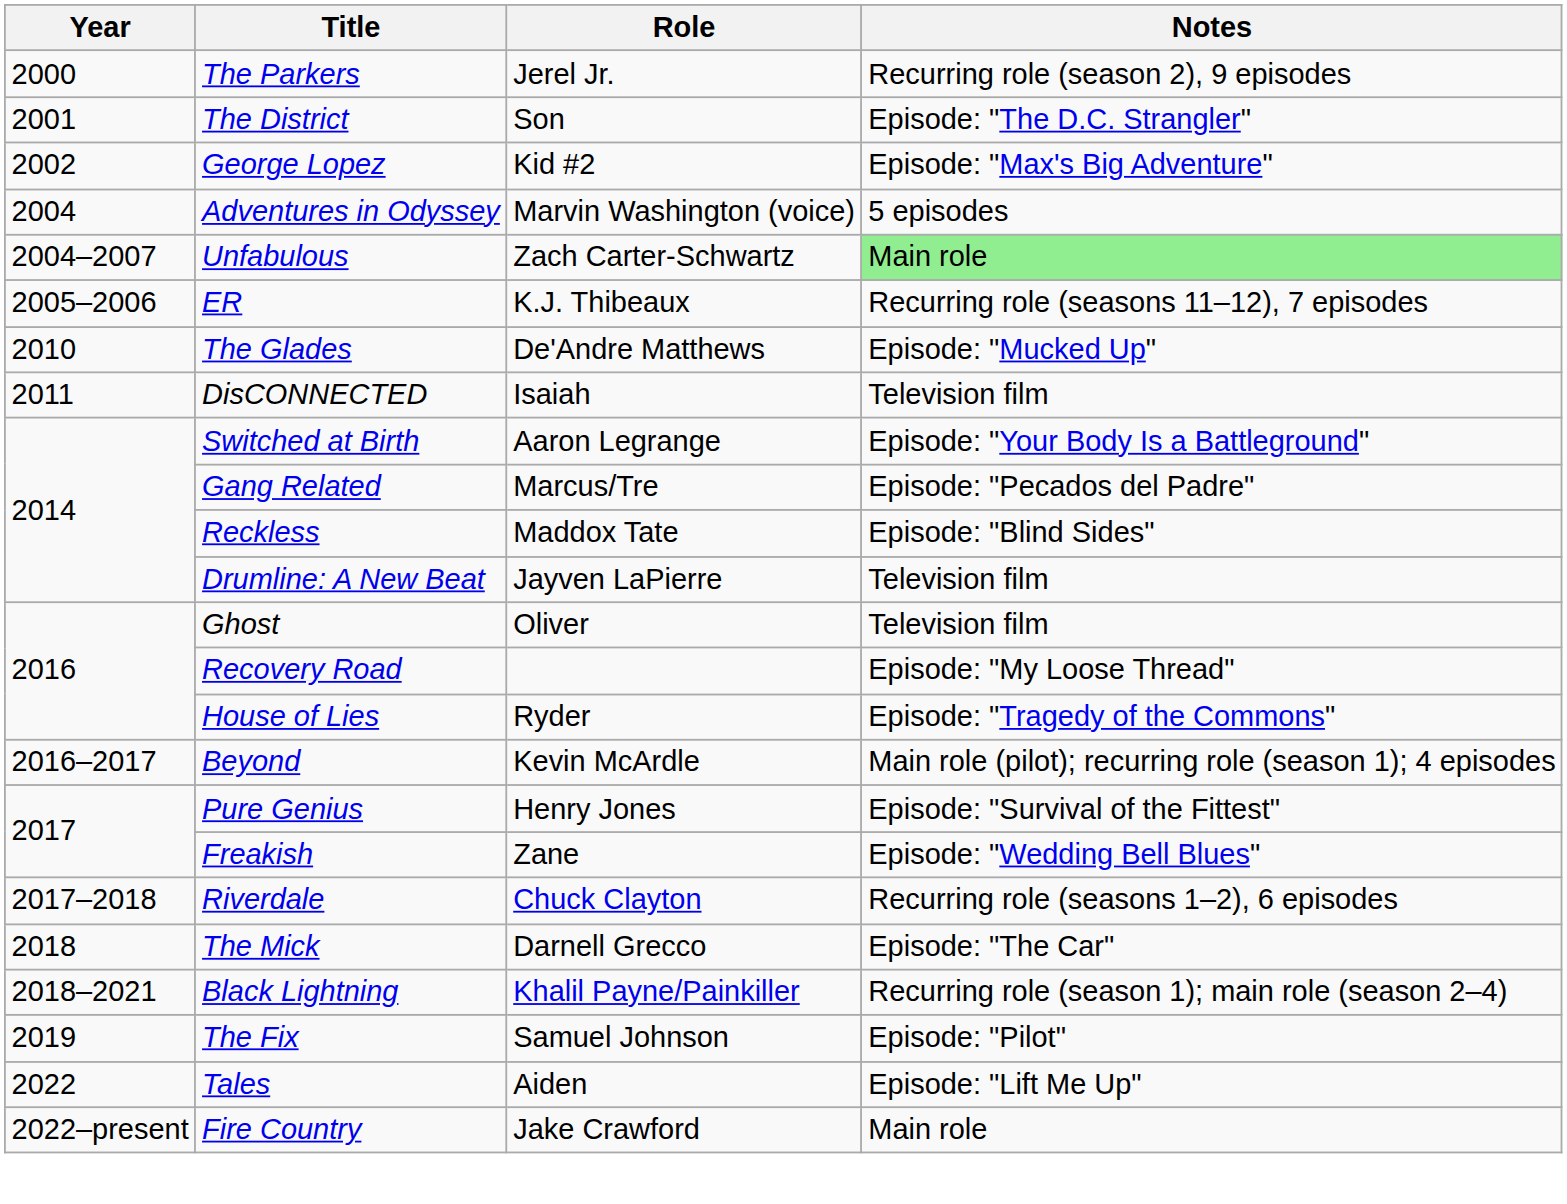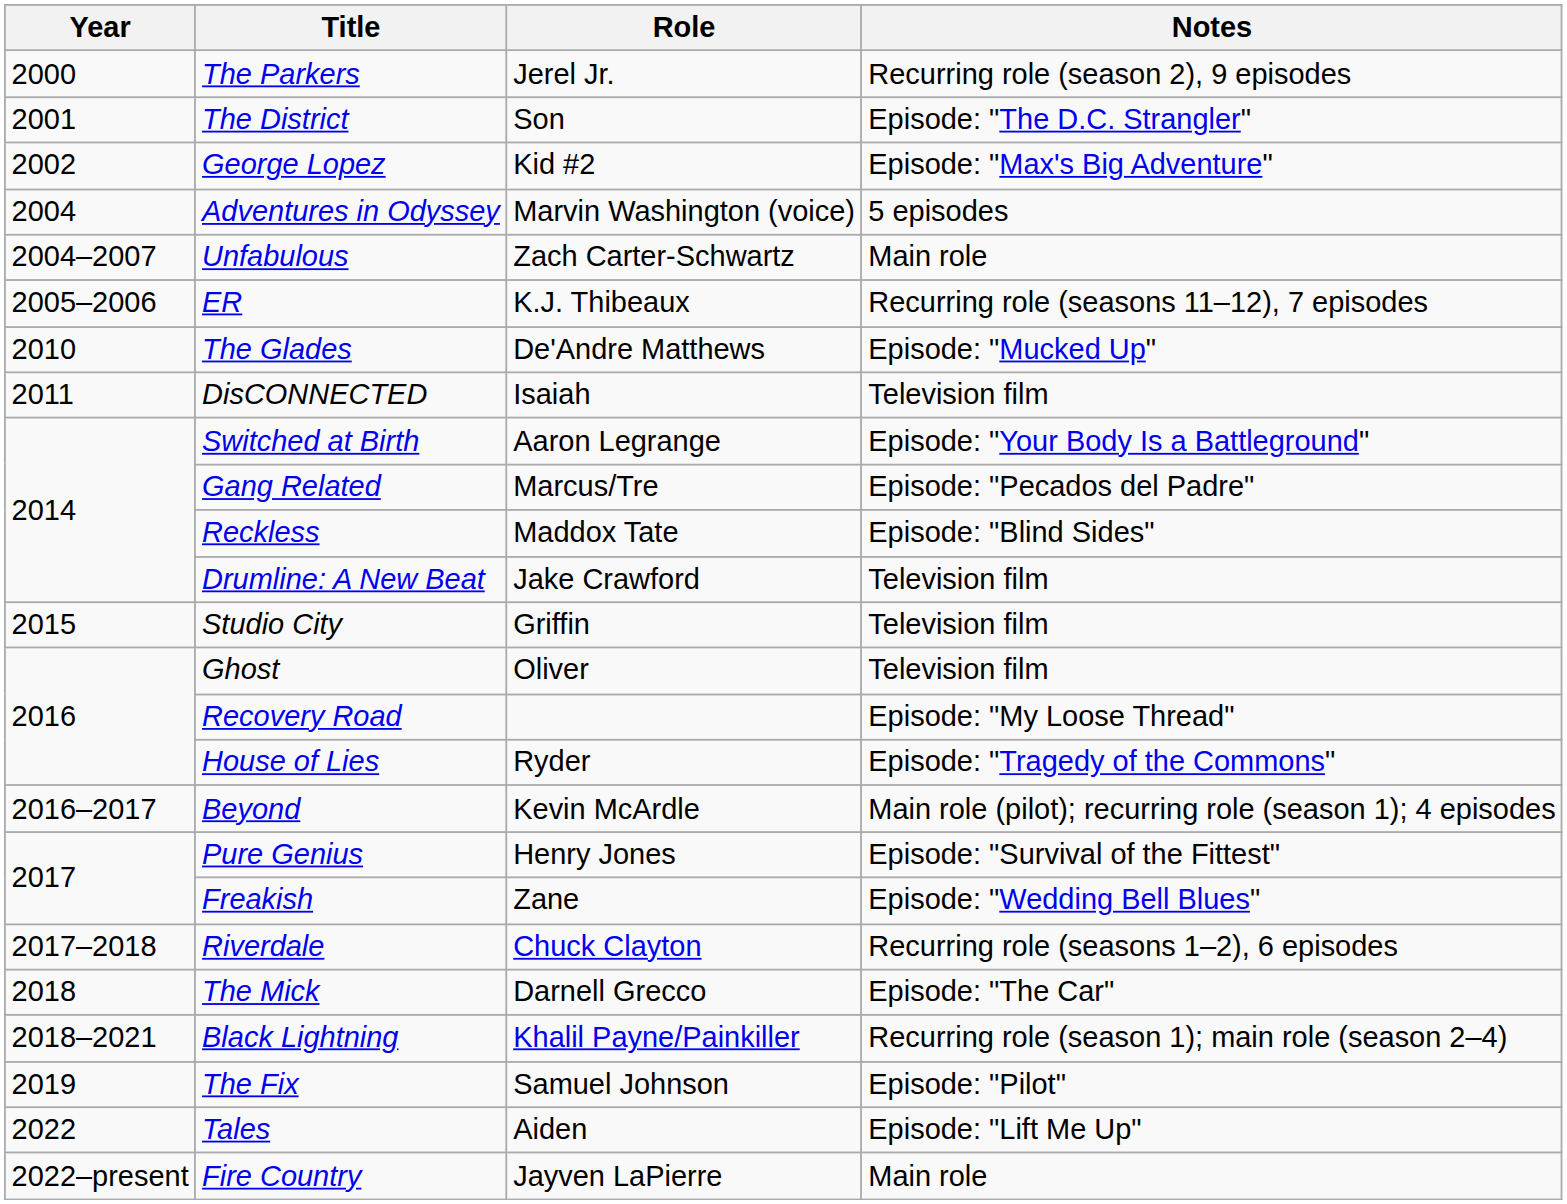(928, 257) lightgreen background -> (928, 257) no background
(618, 578) Jayven LaPierre -> (607, 578) Jake Crawford
+ row: (272, 624)
(607, 1129) Jake Crawford -> (618, 1175) Jayven LaPierre
